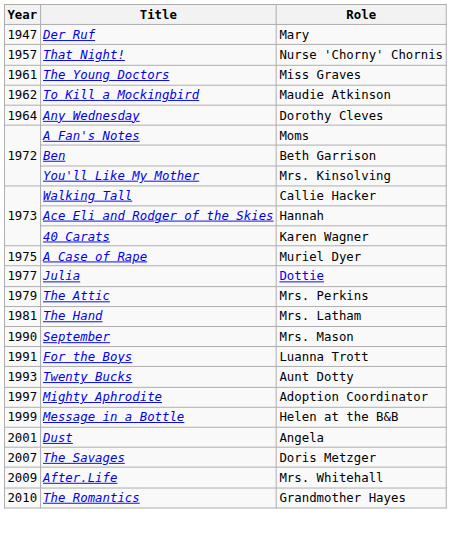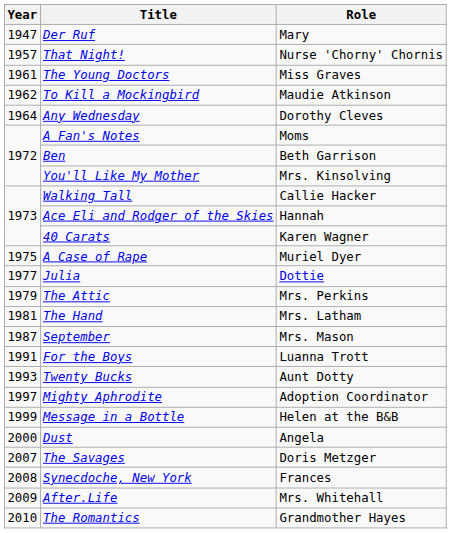(22, 337) 1990 -> (22, 337) 1987
(22, 437) 2001 -> (22, 437) 2000
+ row: (117, 477)
